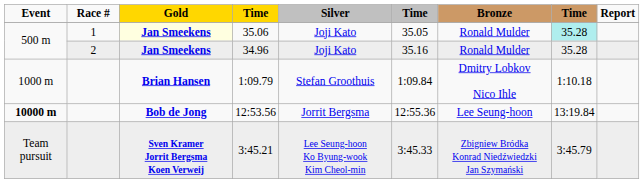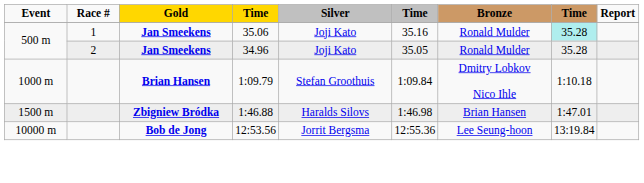(176, 31) lightyellow background -> (176, 31) no background
(415, 31) 35.05 -> (415, 31) 35.16
(415, 50) 35.16 -> (415, 50) 35.05
+ row: (256, 112)
(36, 112) bold -> (36, 130) normal
- row: (256, 150)
